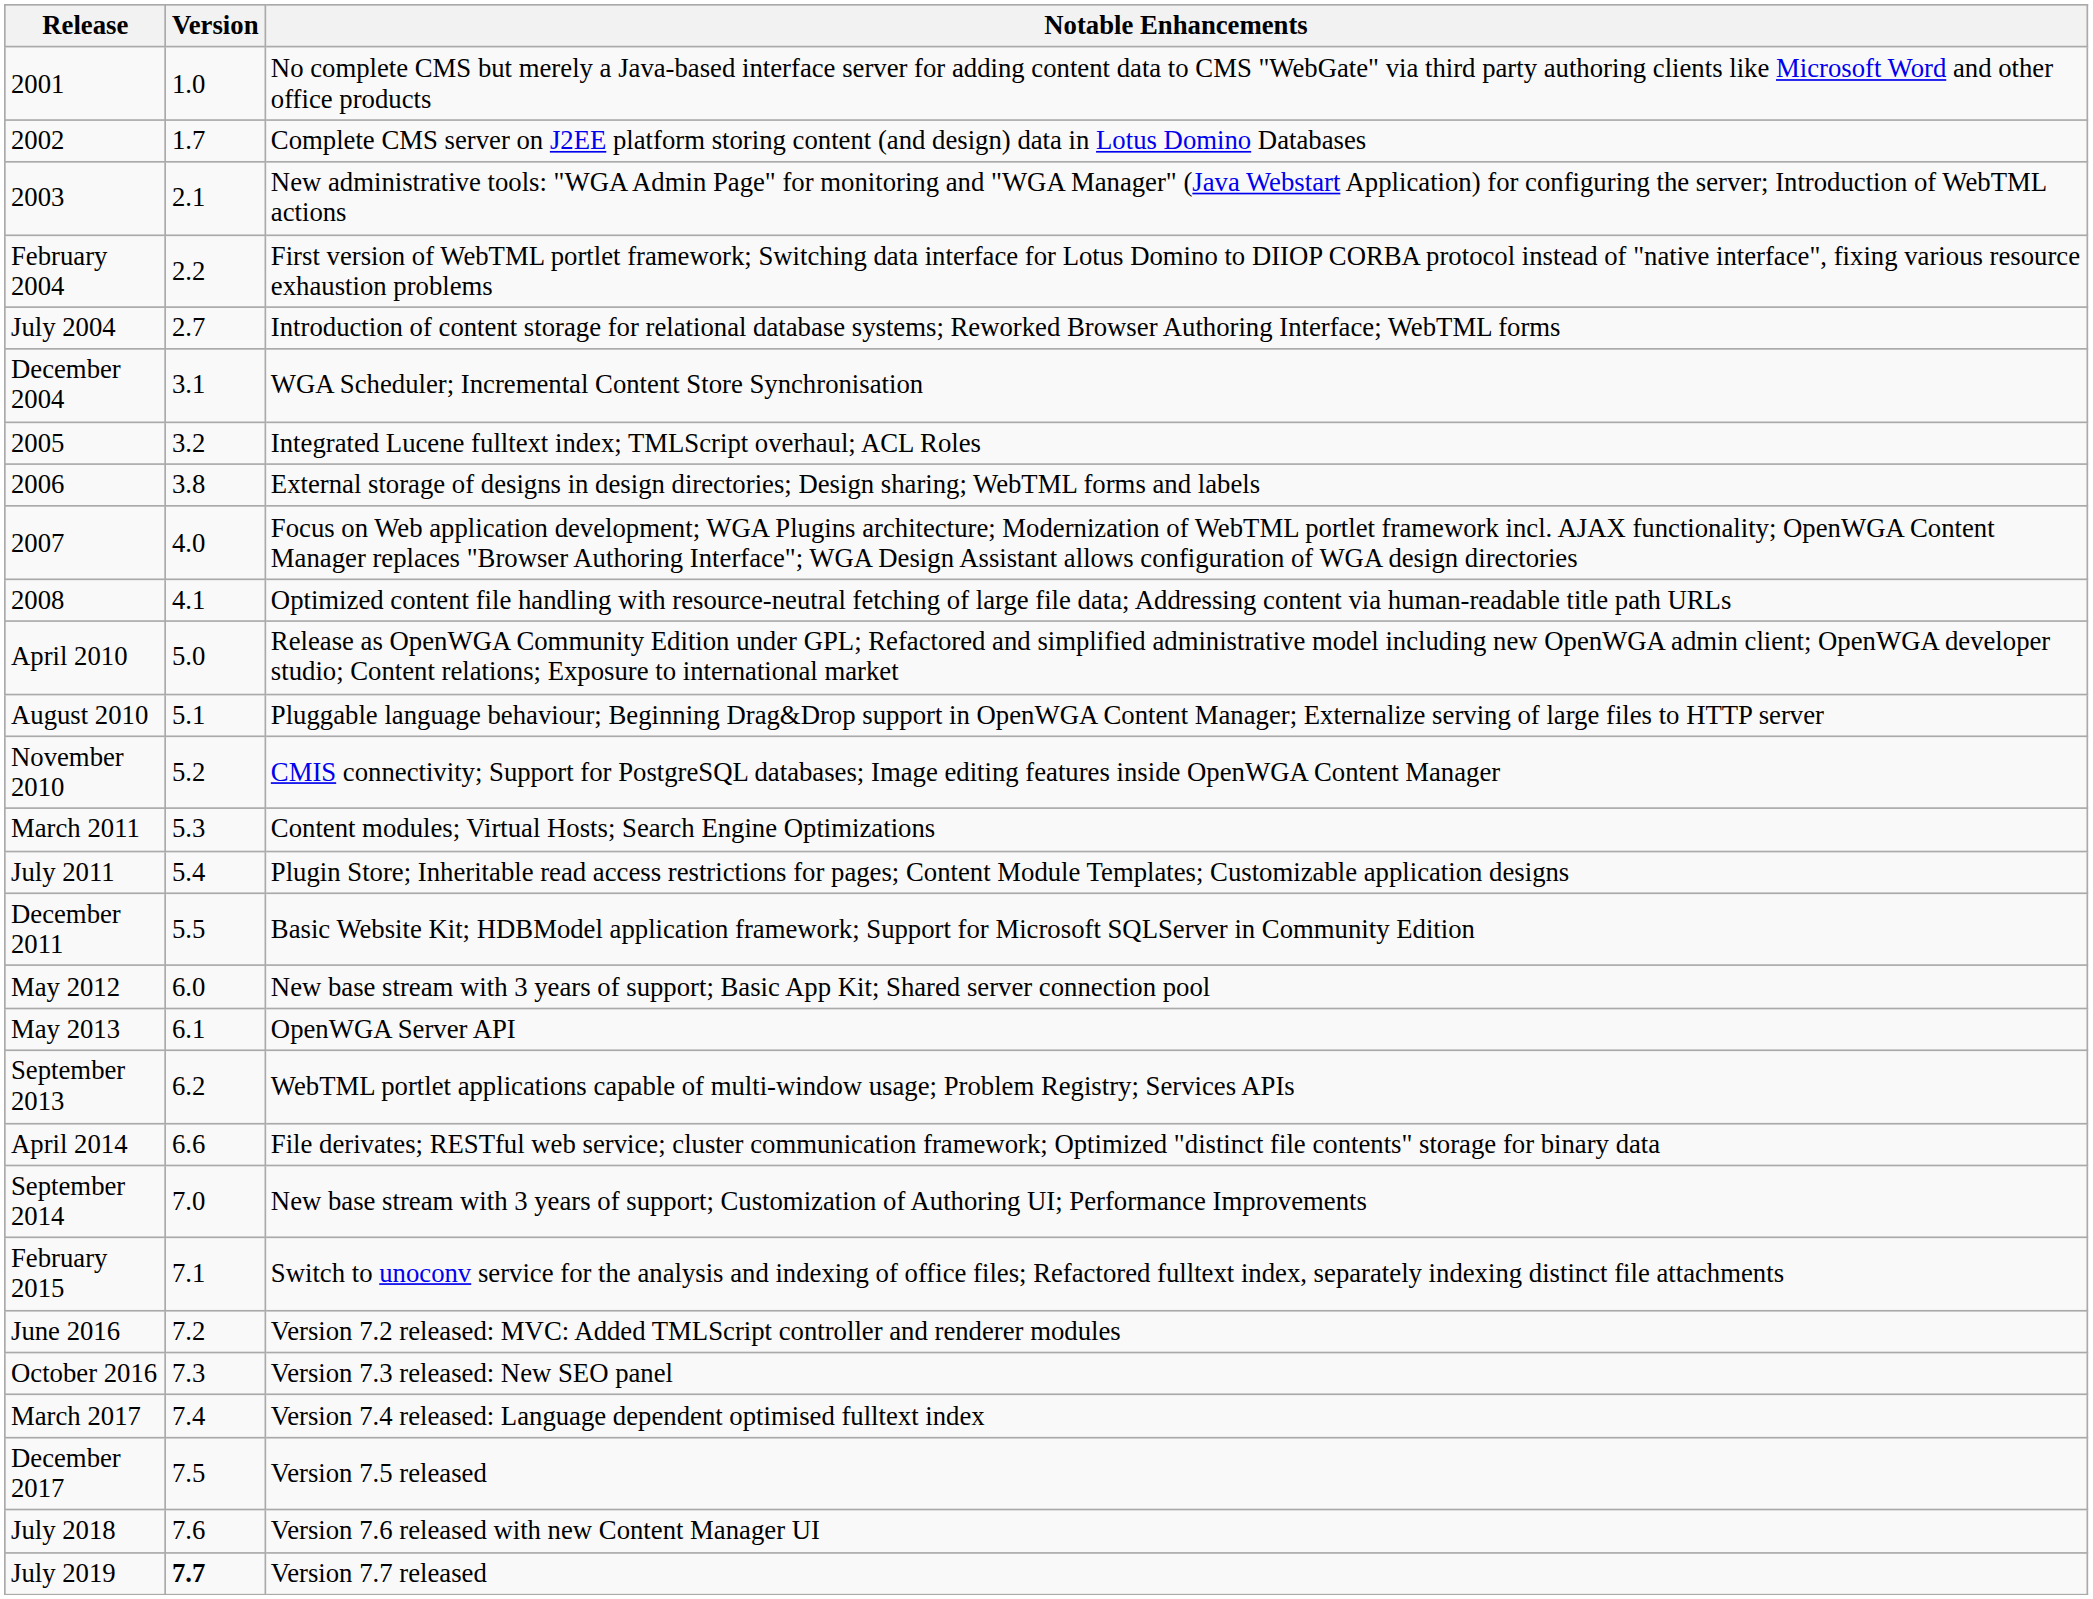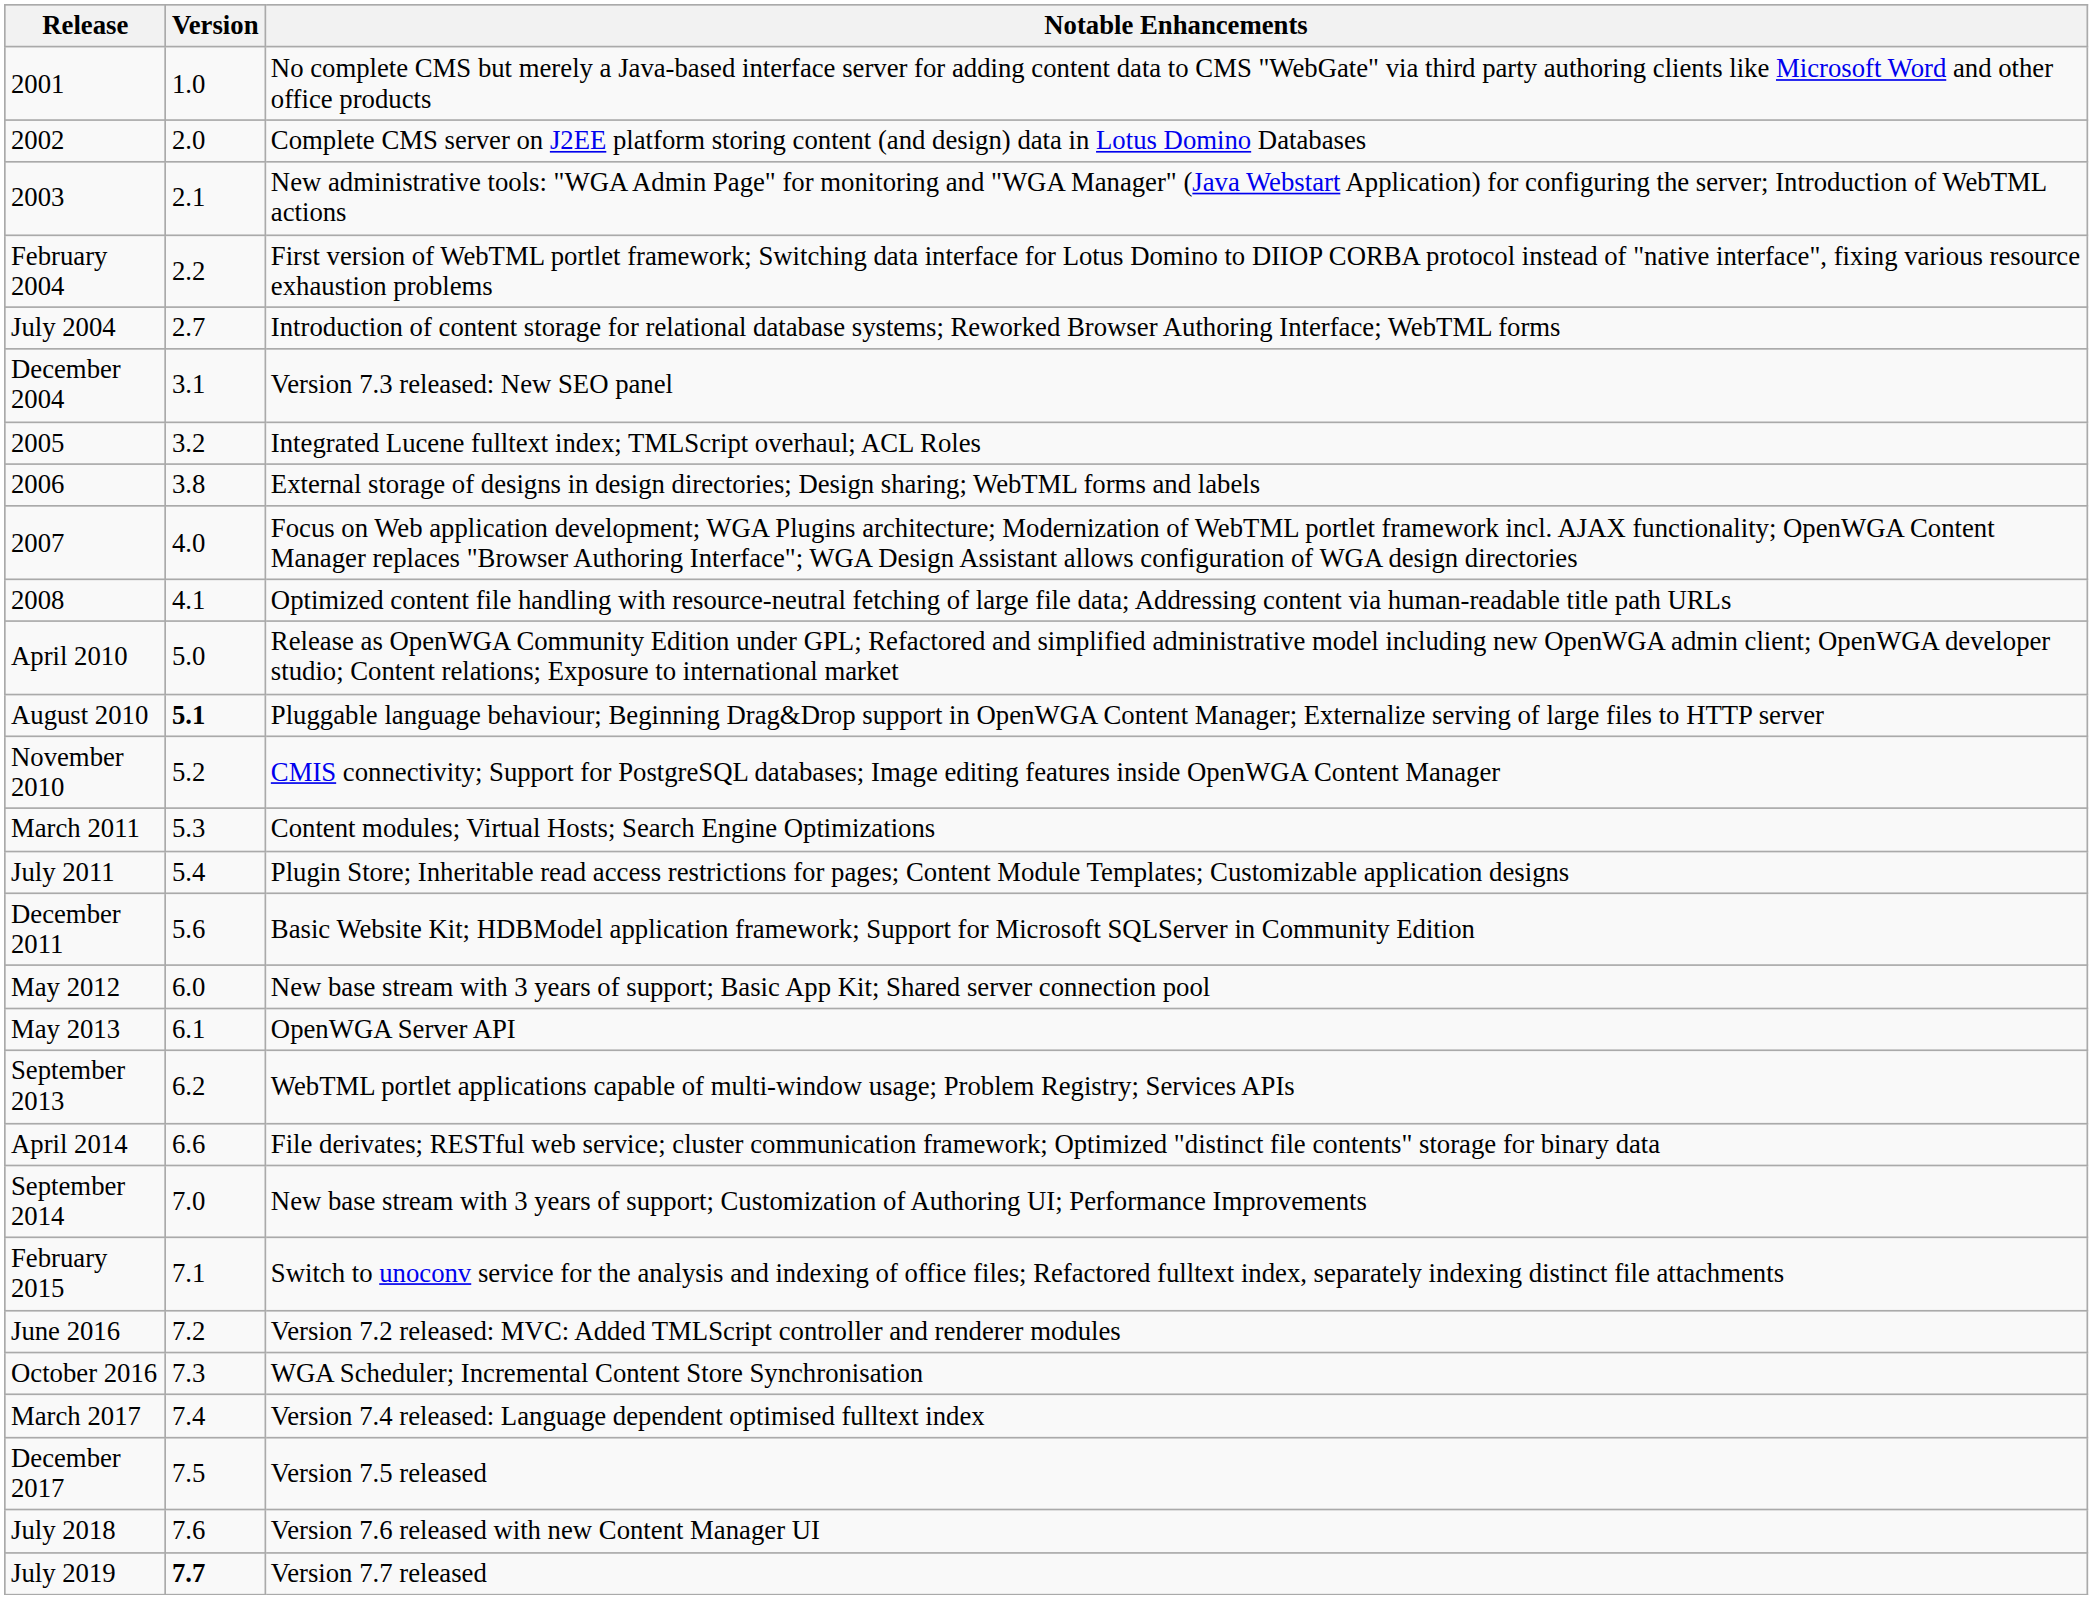(189, 140) 1.7 -> (189, 140) 2.0
(597, 385) WGA Scheduler; Incremental Content Store Synchronisation -> (472, 385) Version 7.3 released: New SEO panel
(189, 714) normal -> (189, 714) bold
(189, 929) 5.5 -> (189, 929) 5.6
(472, 1373) Version 7.3 released: New SEO panel -> (597, 1373) WGA Scheduler; Incremental Content Store Synchronisation
